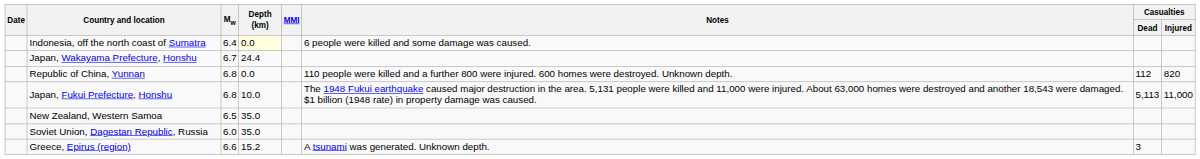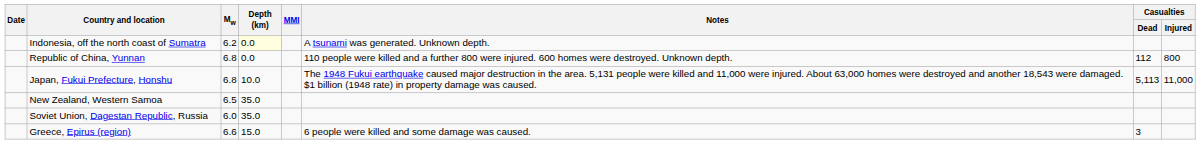(230, 43) 6.4 -> (230, 43) 6.2
(417, 43) 6 people were killed and some damage was caused. -> (397, 43) A tsunami was generated. Unknown depth.
- row: (113, 58)
(1172, 74) 820 -> (1172, 58) 800
(251, 147) 15.2 -> (251, 131) 15.0
(397, 147) A tsunami was generated. Unknown depth. -> (417, 131) 6 people were killed and some damage was caused.
